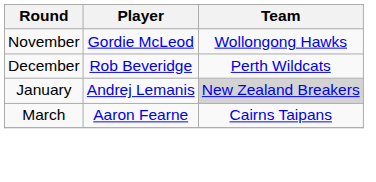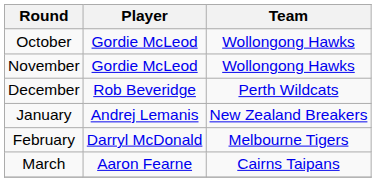+ row: (44, 41)
(281, 90) lightgrey background -> (288, 115) no background
+ row: (44, 139)
